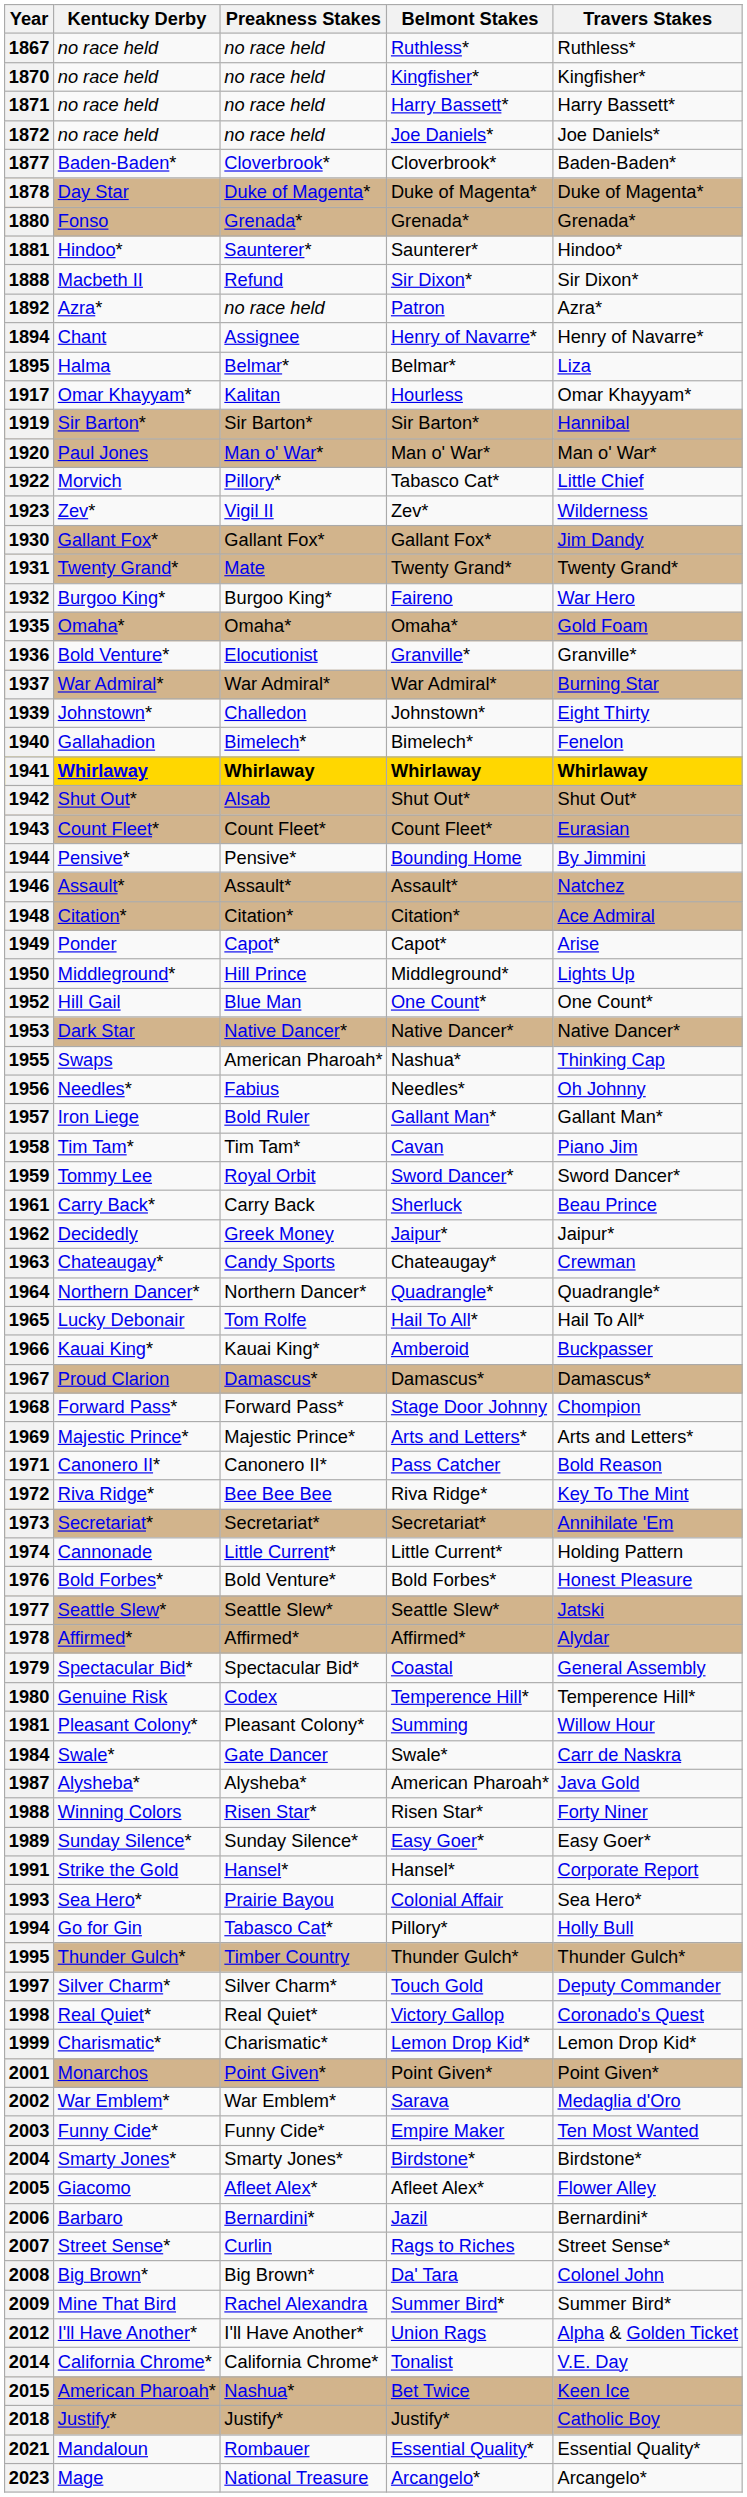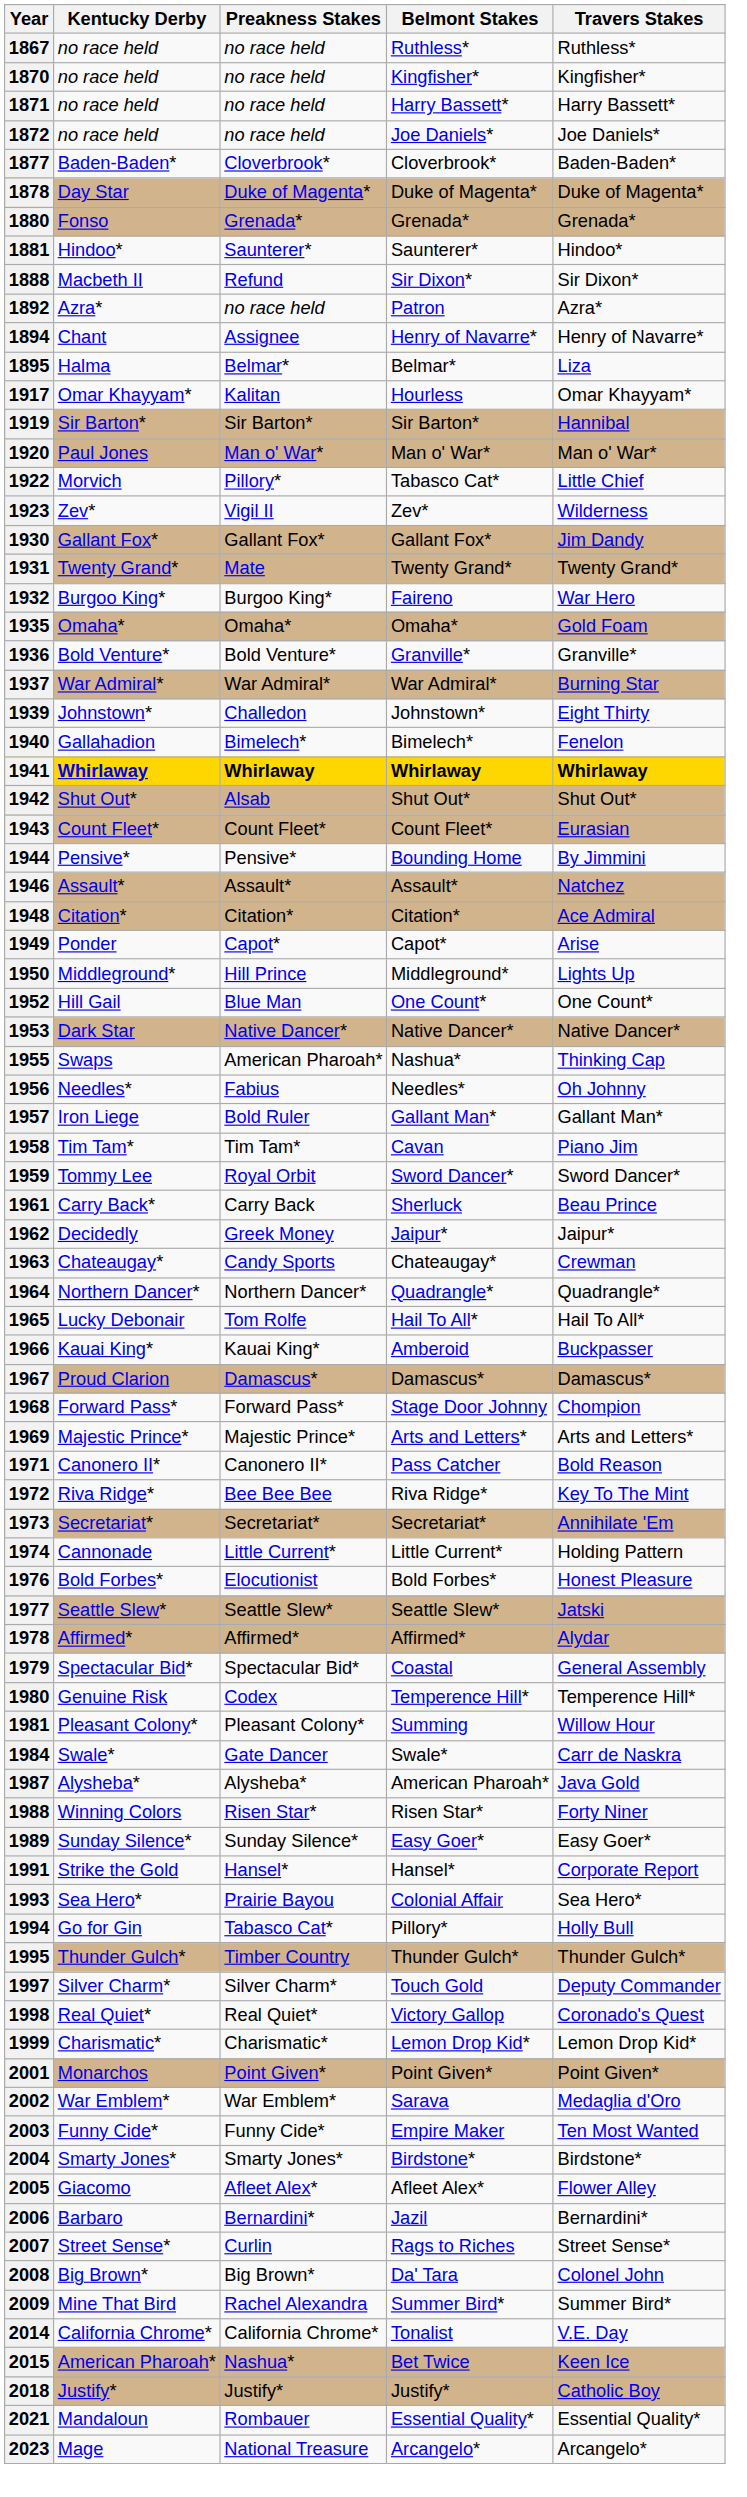(271, 655) Elocutionist -> (280, 655) Bold Venture*
(280, 1581) Bold Venture* -> (271, 1581) Elocutionist
- row: (29, 2333)
